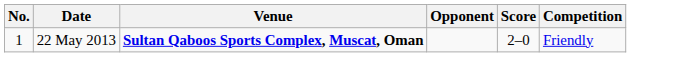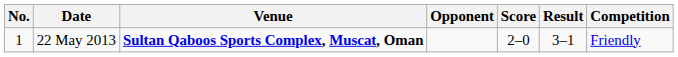+ column: (563, 16)
